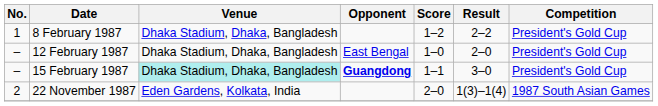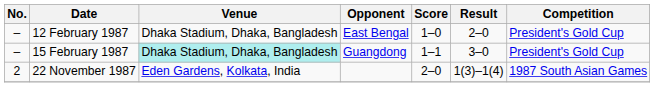- row: (77, 33)
(377, 71) bold -> (375, 52) normal
